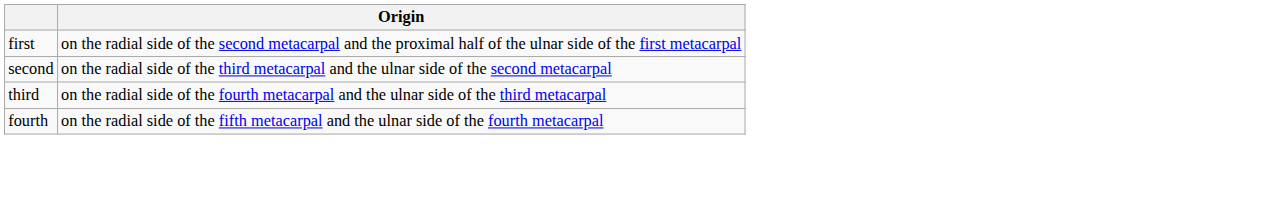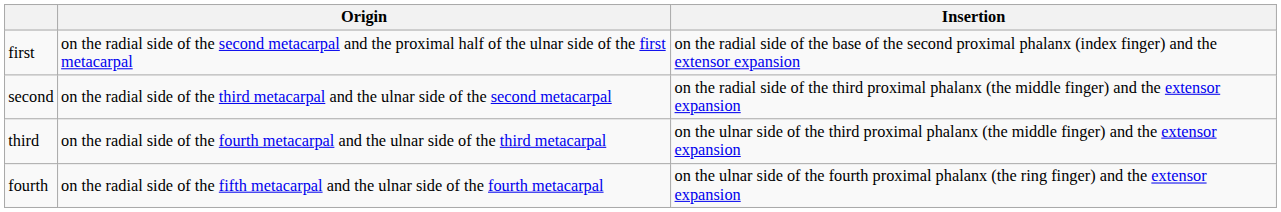+ column: (974, 17)
